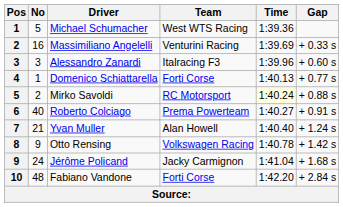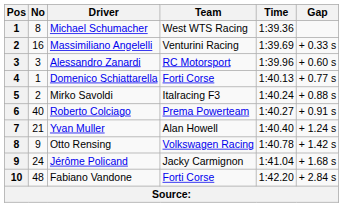(38, 29) 5 -> (38, 29) 8
(191, 62) Italracing F3 -> (197, 62) RC Motorsport
(197, 95) RC Motorsport -> (191, 95) Italracing F3
(276, 95) lightyellow background -> (276, 95) no background
